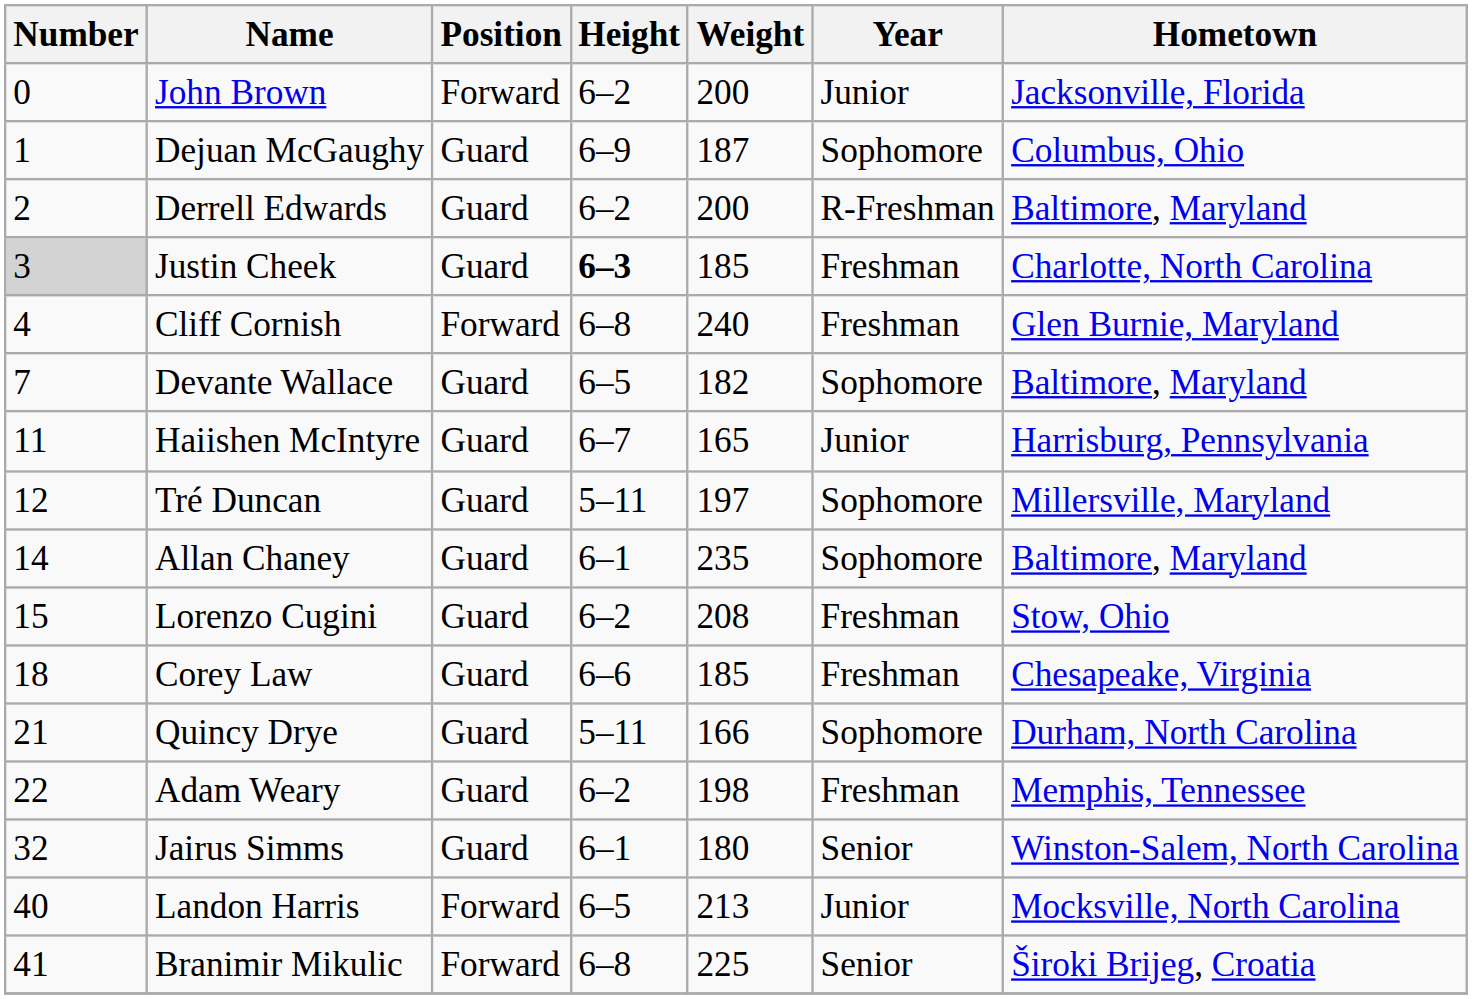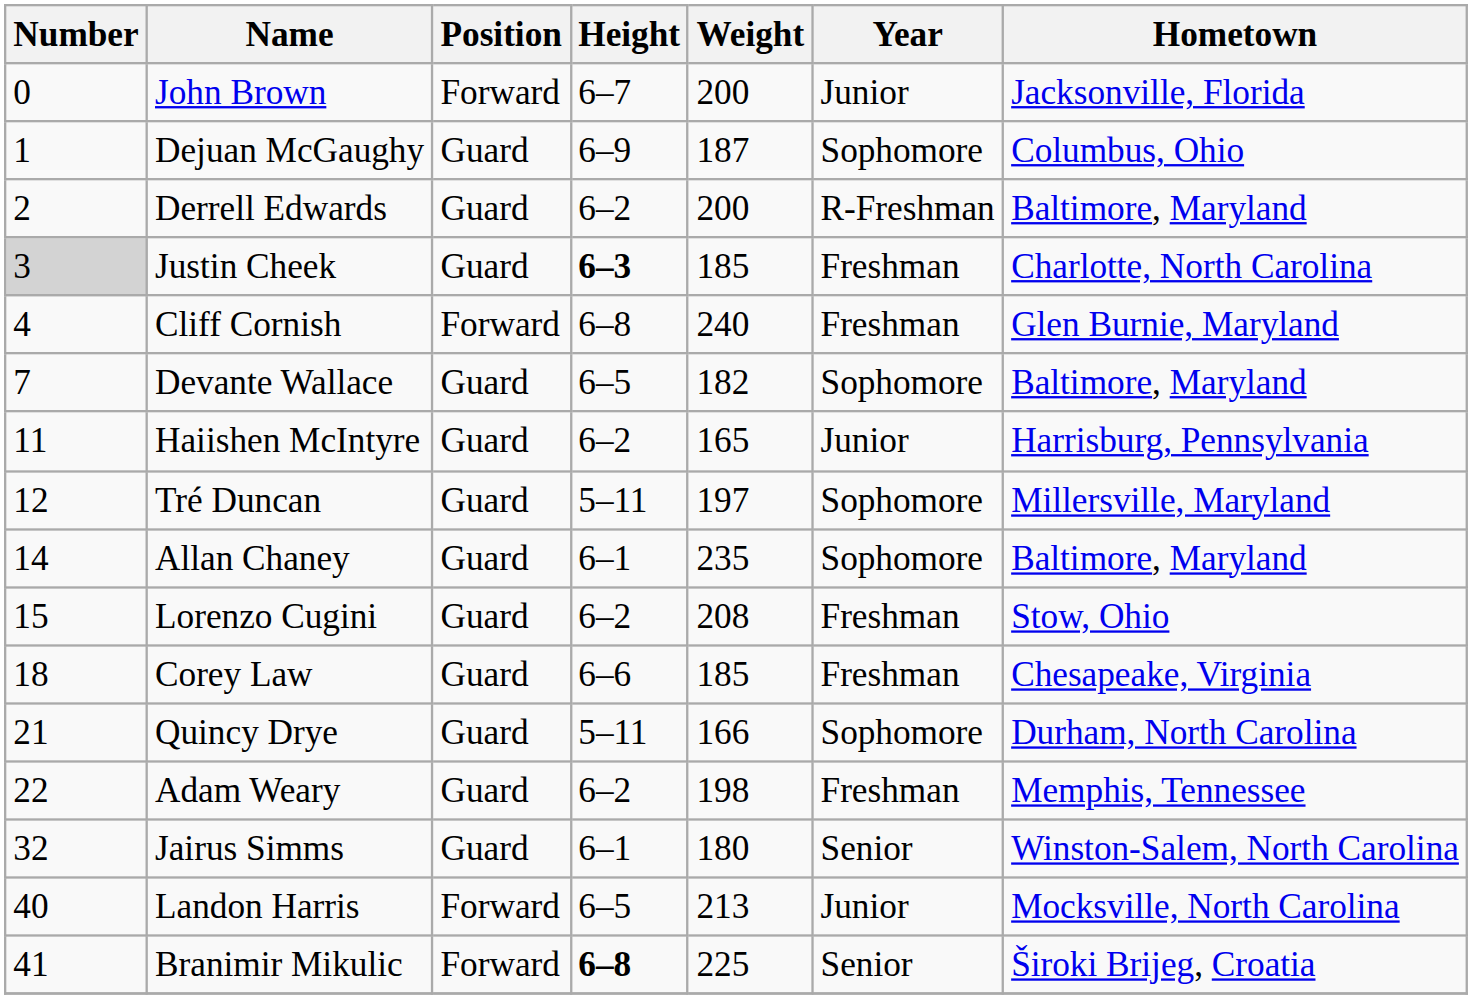(605, 91) 6–2 -> (605, 91) 6–7
(605, 440) 6–7 -> (605, 440) 6–2
(605, 964) normal -> (605, 964) bold
